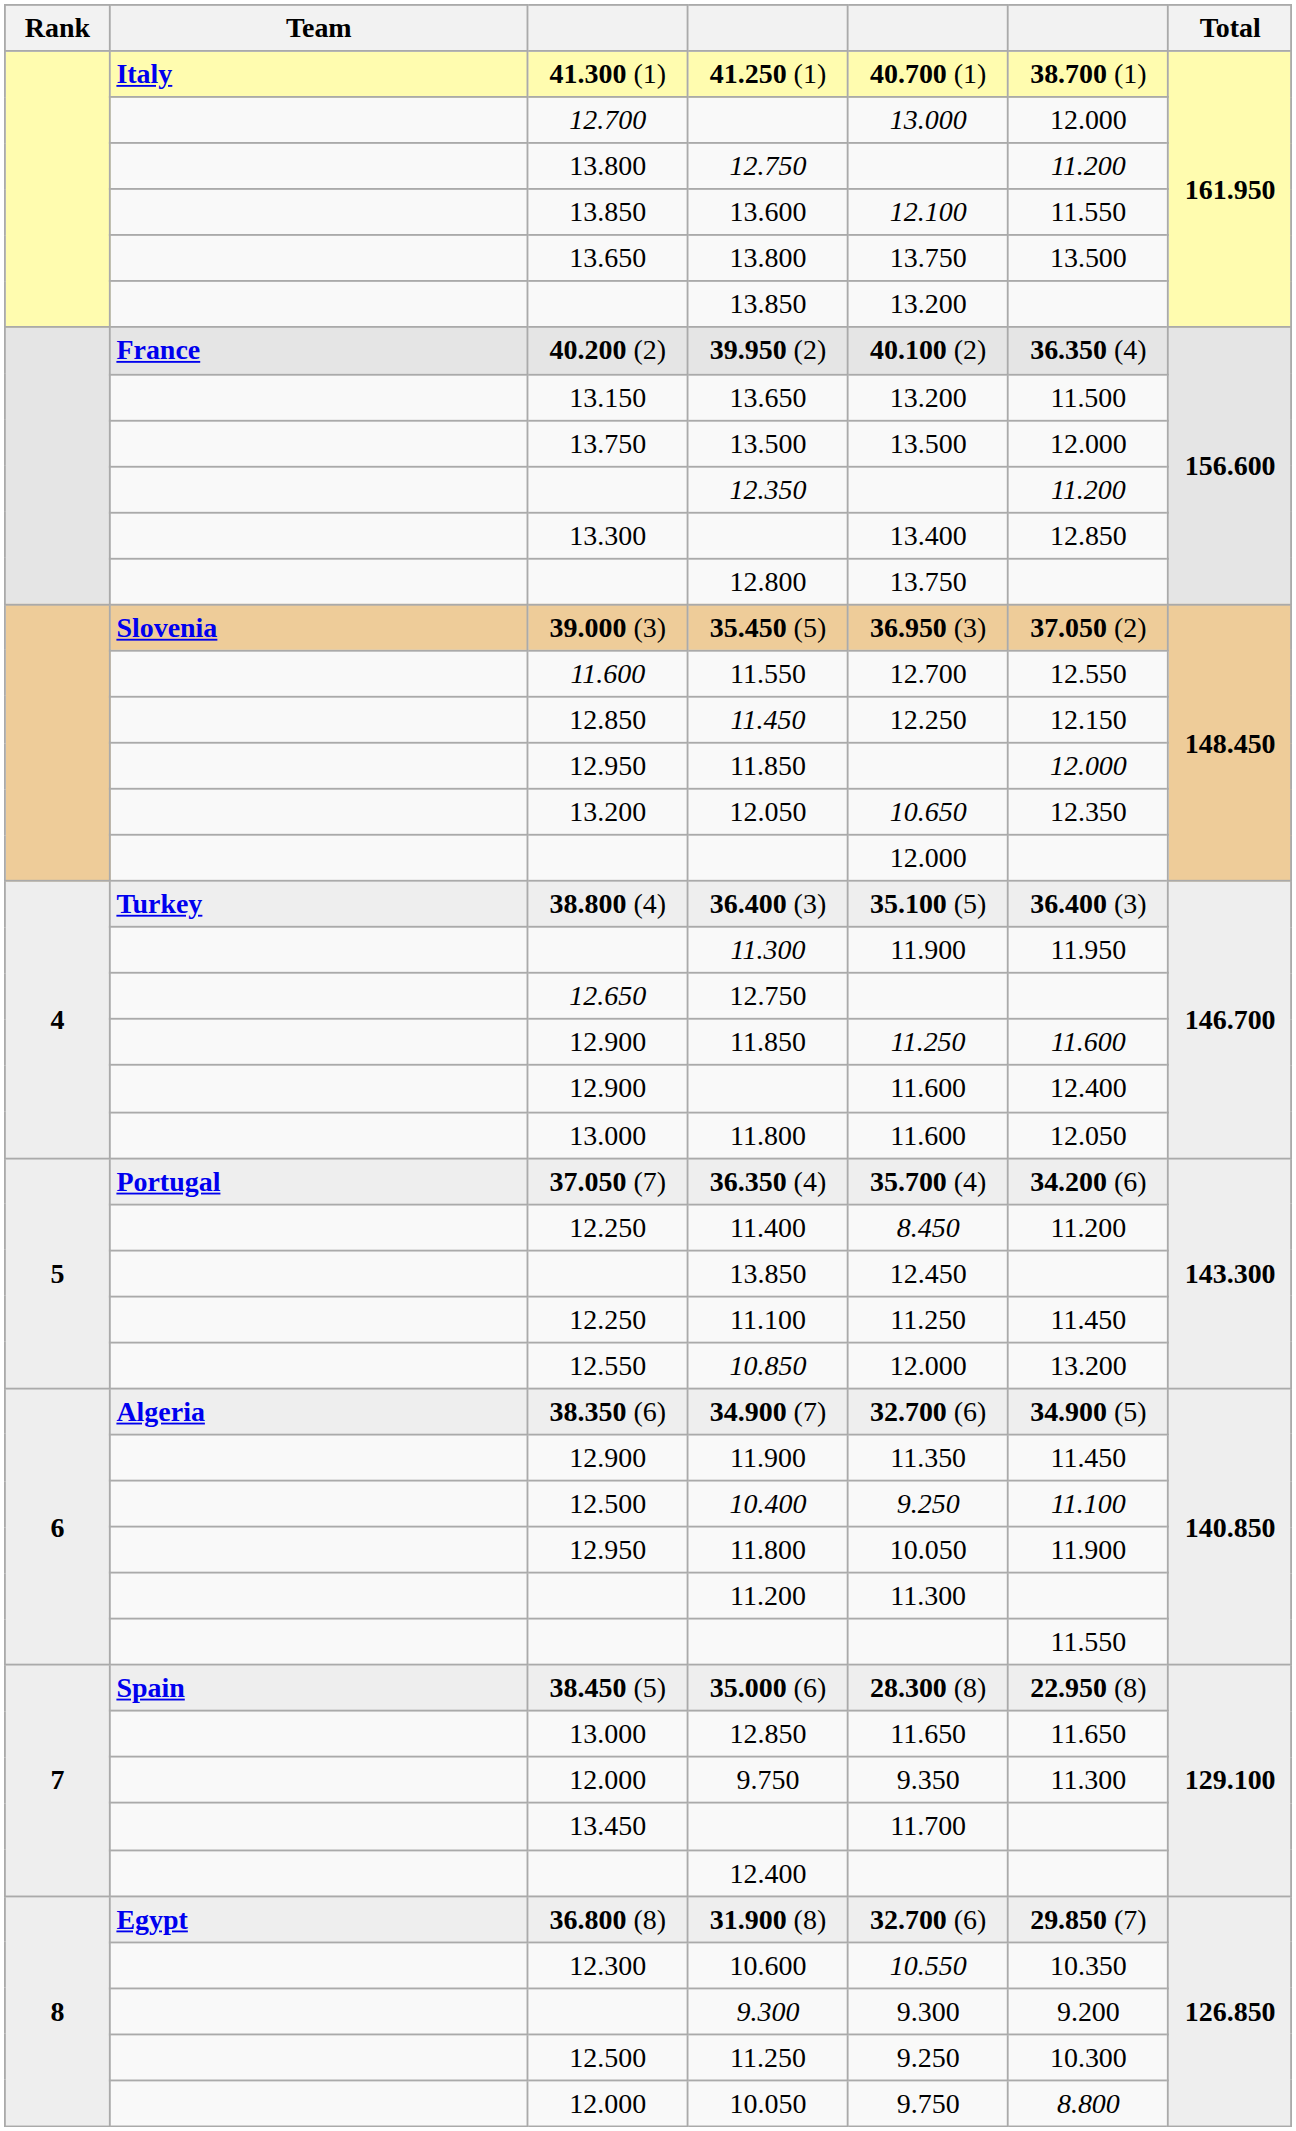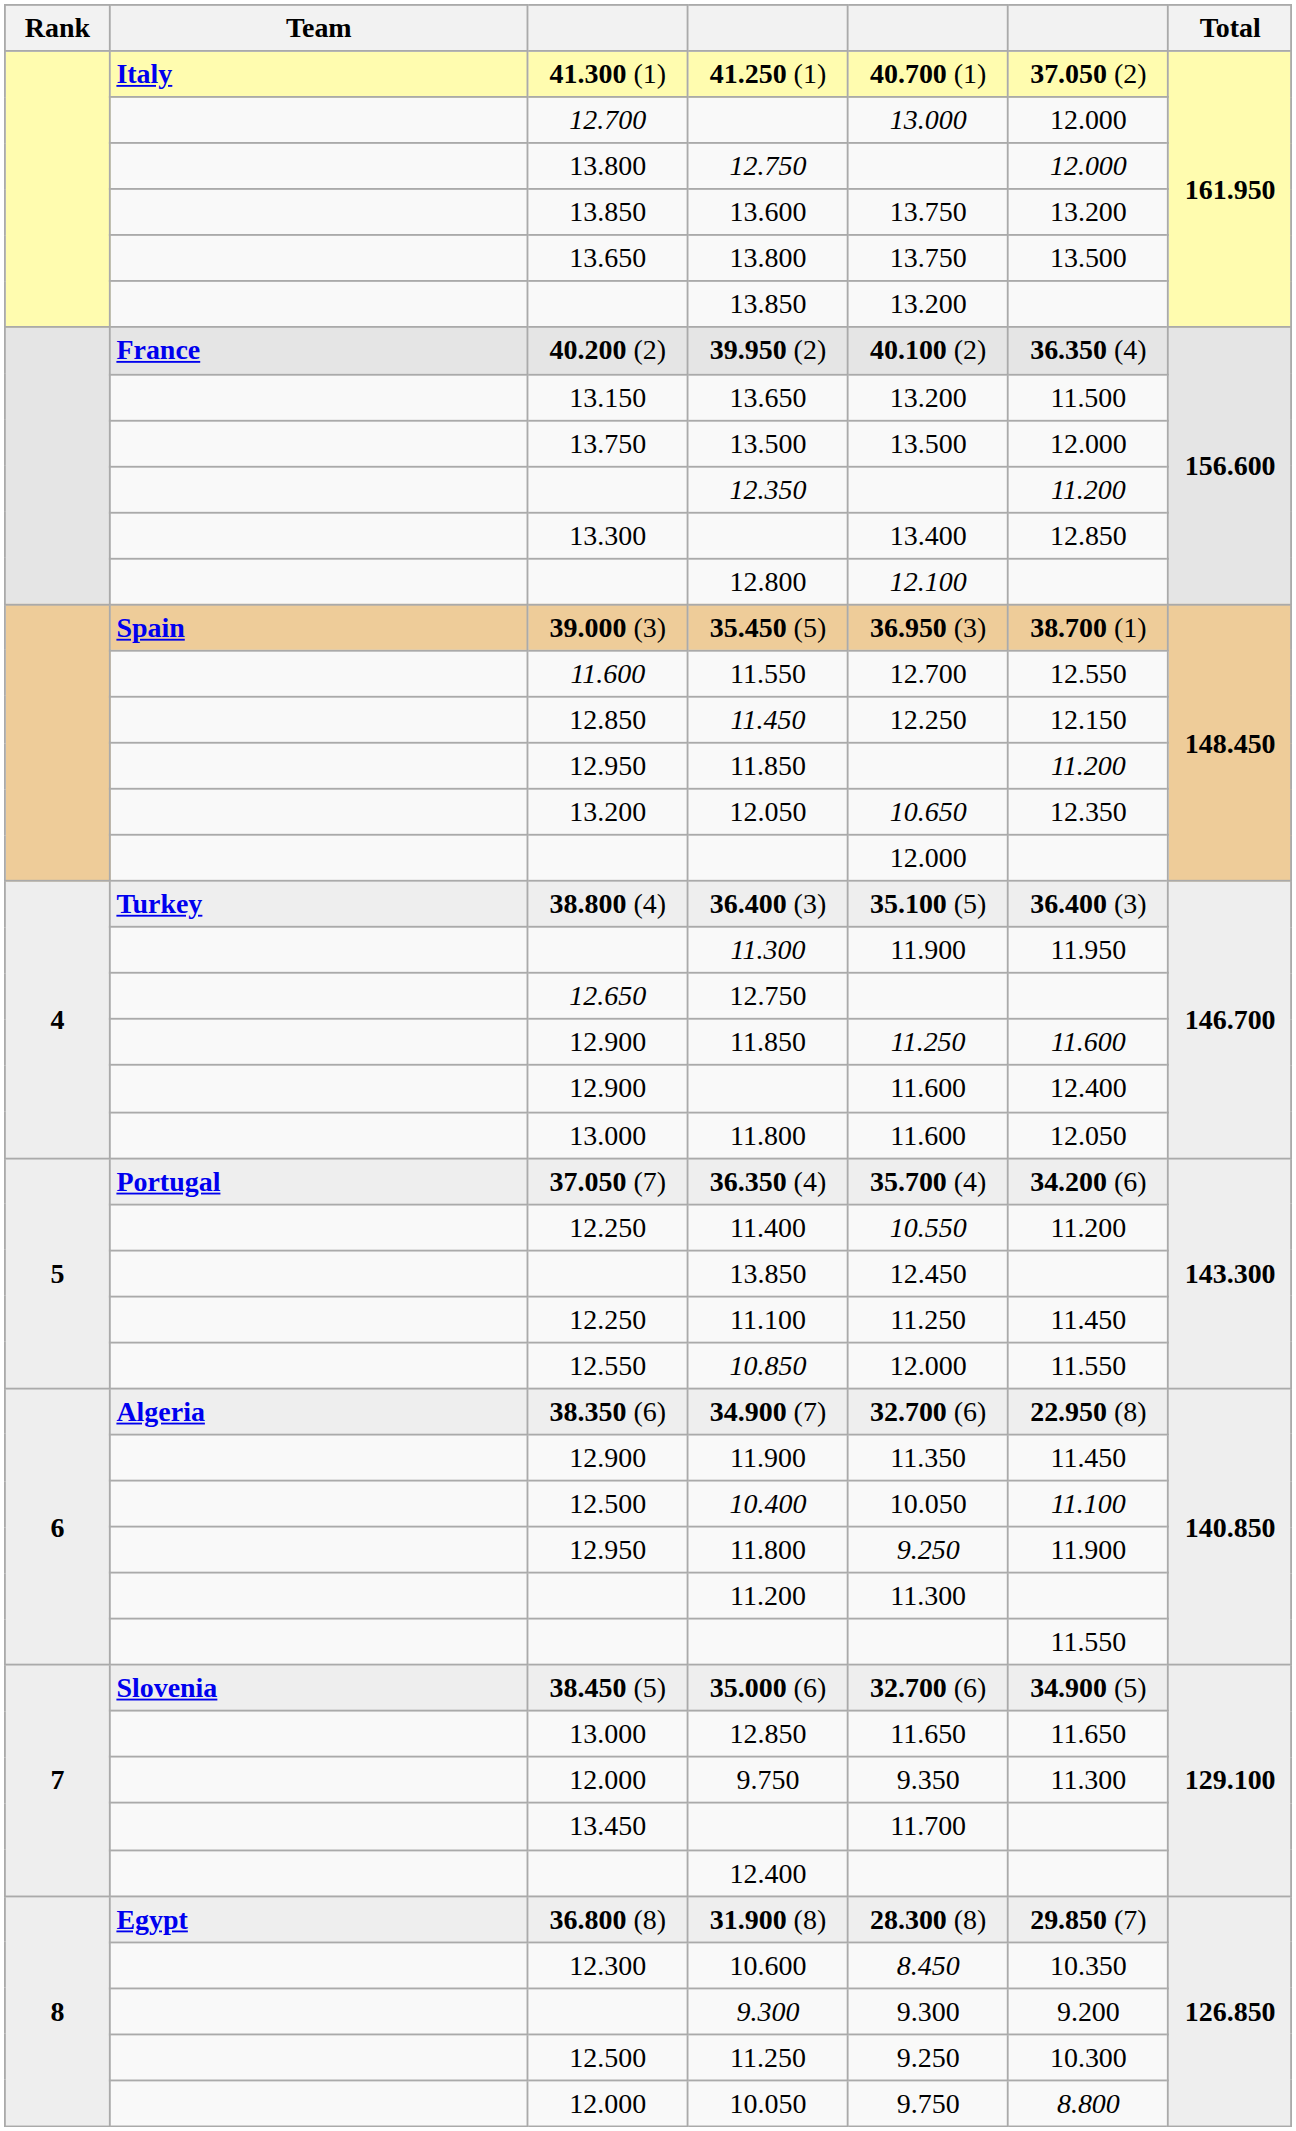(1088, 73) 38.700 (1) -> (1088, 73) 37.050 (2)
(1088, 166) 11.200 -> (1088, 166) 12.000
(928, 212) 12.100 -> (928, 212) 13.750
(1088, 212) 11.550 -> (1088, 212) 13.200
(928, 581) 13.750 -> (928, 581) 12.100
(167, 627) Slovenia -> (151, 627) Spain
(1088, 627) 37.050 (2) -> (1088, 627) 38.700 (1)
(1088, 765) 12.000 -> (1088, 765) 11.200
(928, 1226) 8.450 -> (928, 1226) 10.550
(1088, 1365) 13.200 -> (1088, 1365) 11.550
(1088, 1411) 34.900 (5) -> (1088, 1411) 22.950 (8)
(928, 1503) 9.250 -> (928, 1503) 10.050
(928, 1549) 10.050 -> (928, 1549) 9.250
(151, 1687) Spain -> (167, 1687) Slovenia
(928, 1687) 28.300 (8) -> (928, 1687) 32.700 (6)
(1088, 1687) 22.950 (8) -> (1088, 1687) 34.900 (5)
(928, 1918) 32.700 (6) -> (928, 1918) 28.300 (8)
(928, 1964) 10.550 -> (928, 1964) 8.450
